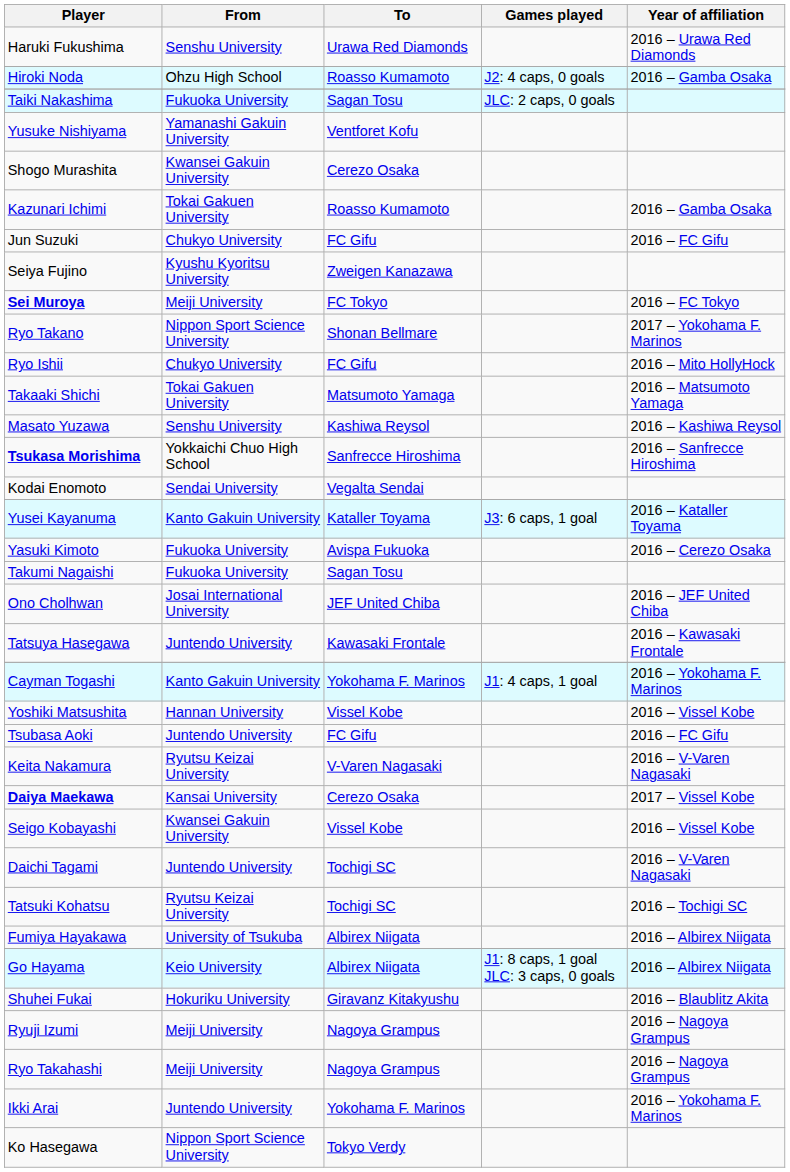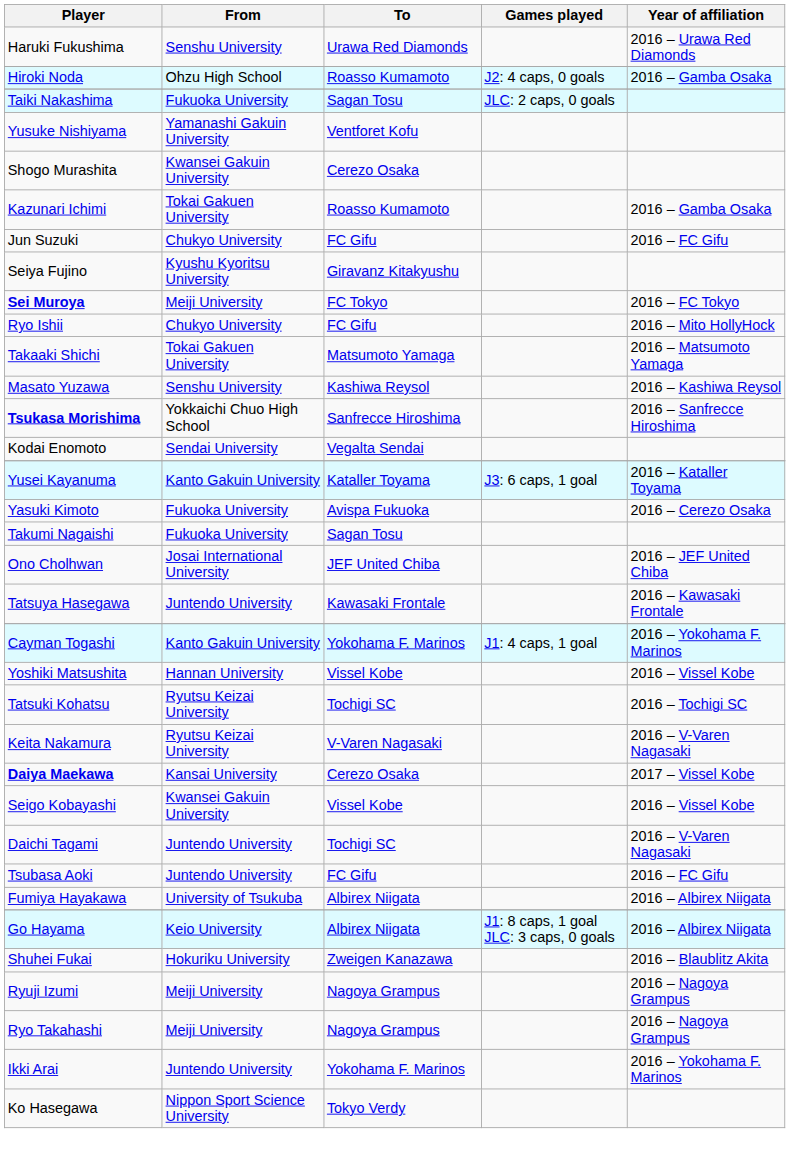(390, 271) Zweigen Kanazawa -> (393, 271) Giravanz Kitakyushu
- row: (46, 333)
rows swapped: (50, 735) <-> (59, 906)
(393, 999) Giravanz Kitakyushu -> (390, 960) Zweigen Kanazawa
